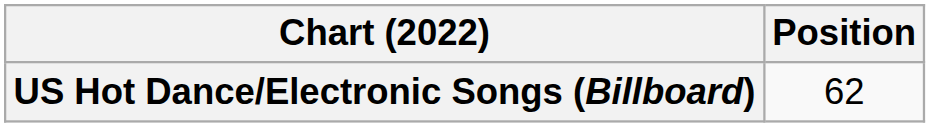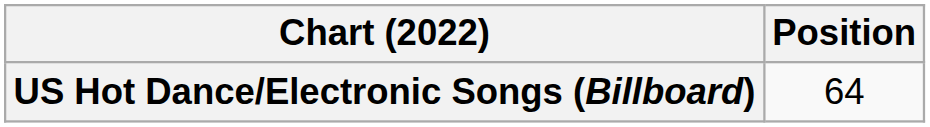(844, 91) 62 -> (844, 91) 64
